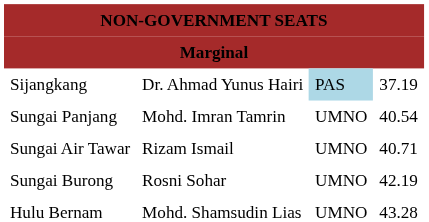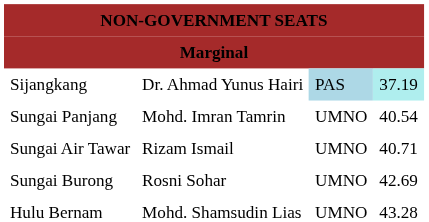(399, 84) no background -> (399, 84) paleturquoise background
(399, 180) 42.19 -> (399, 180) 42.69
